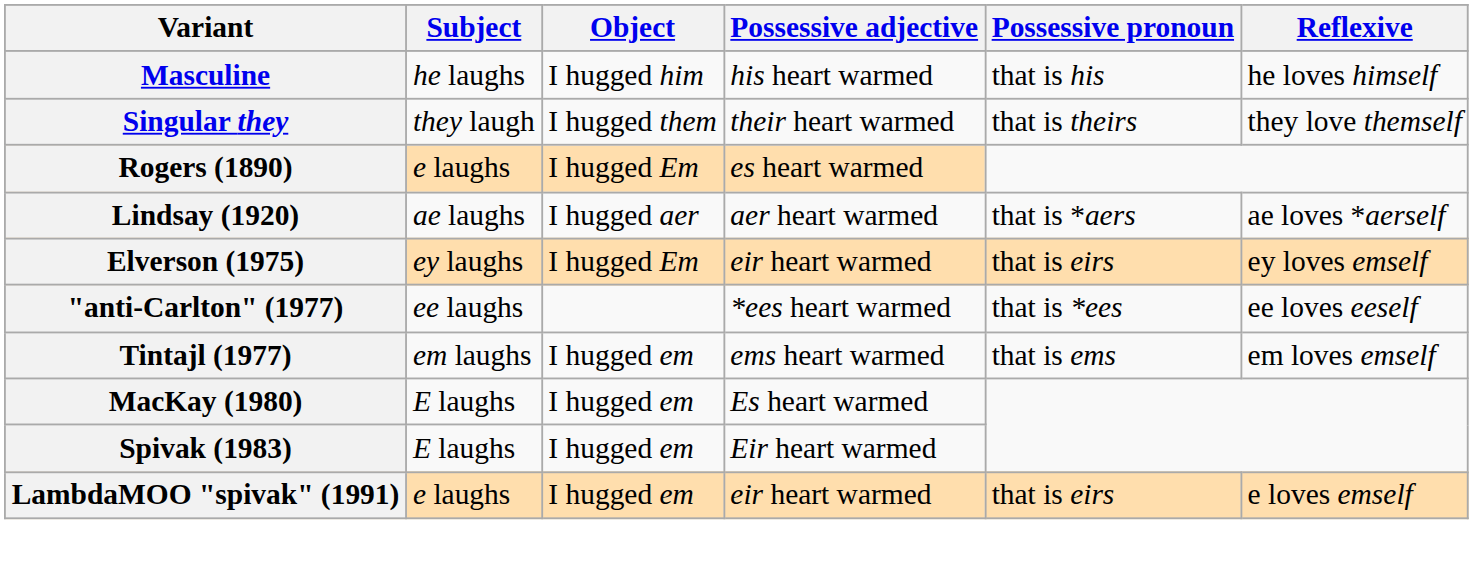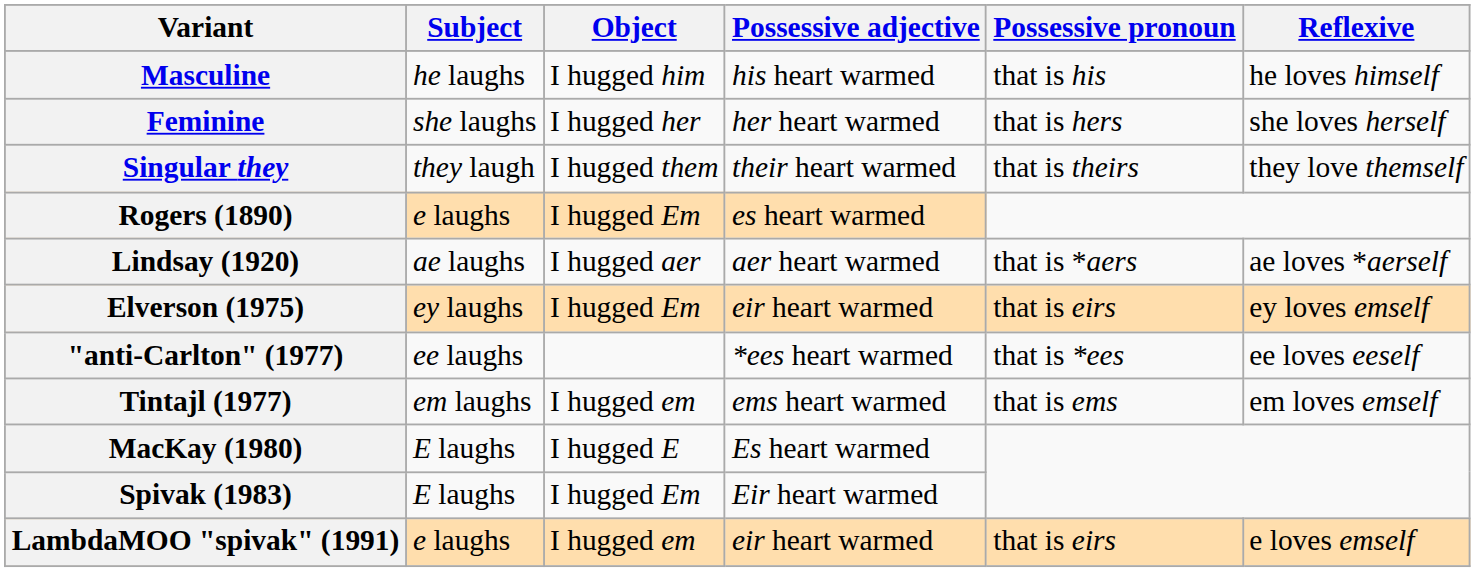+ row: (206, 121)
(621, 401) I hugged em -> (615, 448) I hugged E
(621, 448) I hugged em -> (625, 494) I hugged Em
